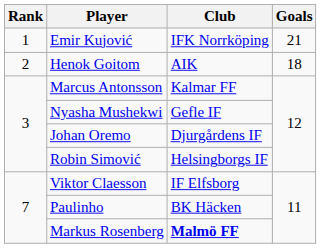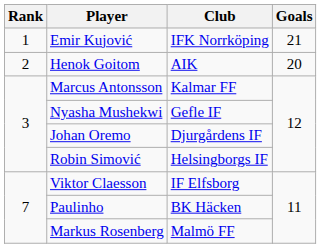(294, 64) 18 -> (294, 64) 20
(205, 231) bold -> (203, 231) normal
